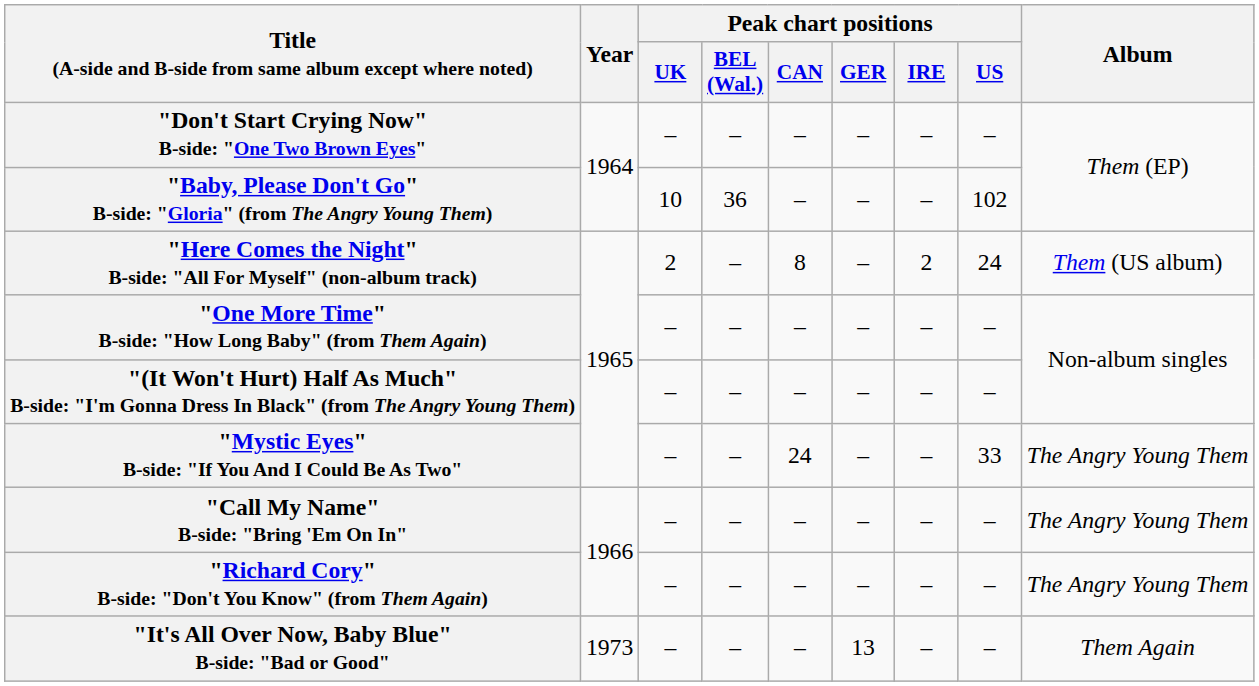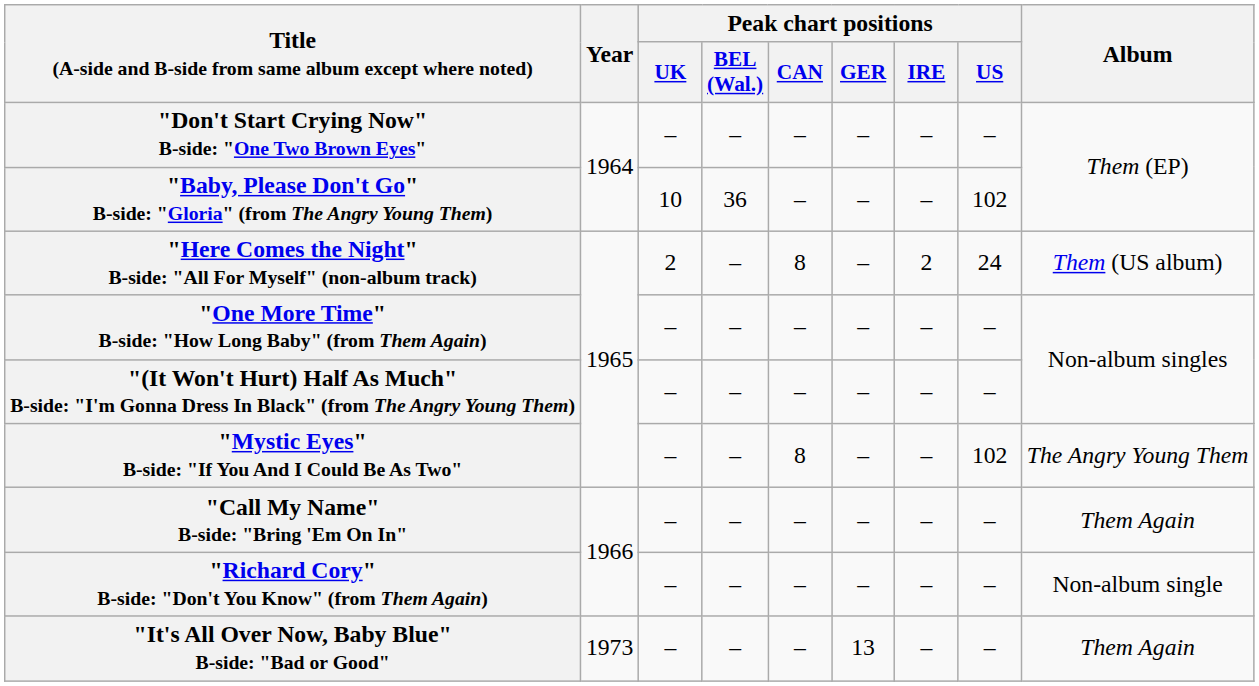(800, 455) 24 -> (800, 455) 8
(990, 455) 33 -> (990, 455) 102
(1138, 519) The Angry Young Them -> (1138, 519) Them Again
(1138, 583) The Angry Young Them -> (1138, 583) Non-album single
